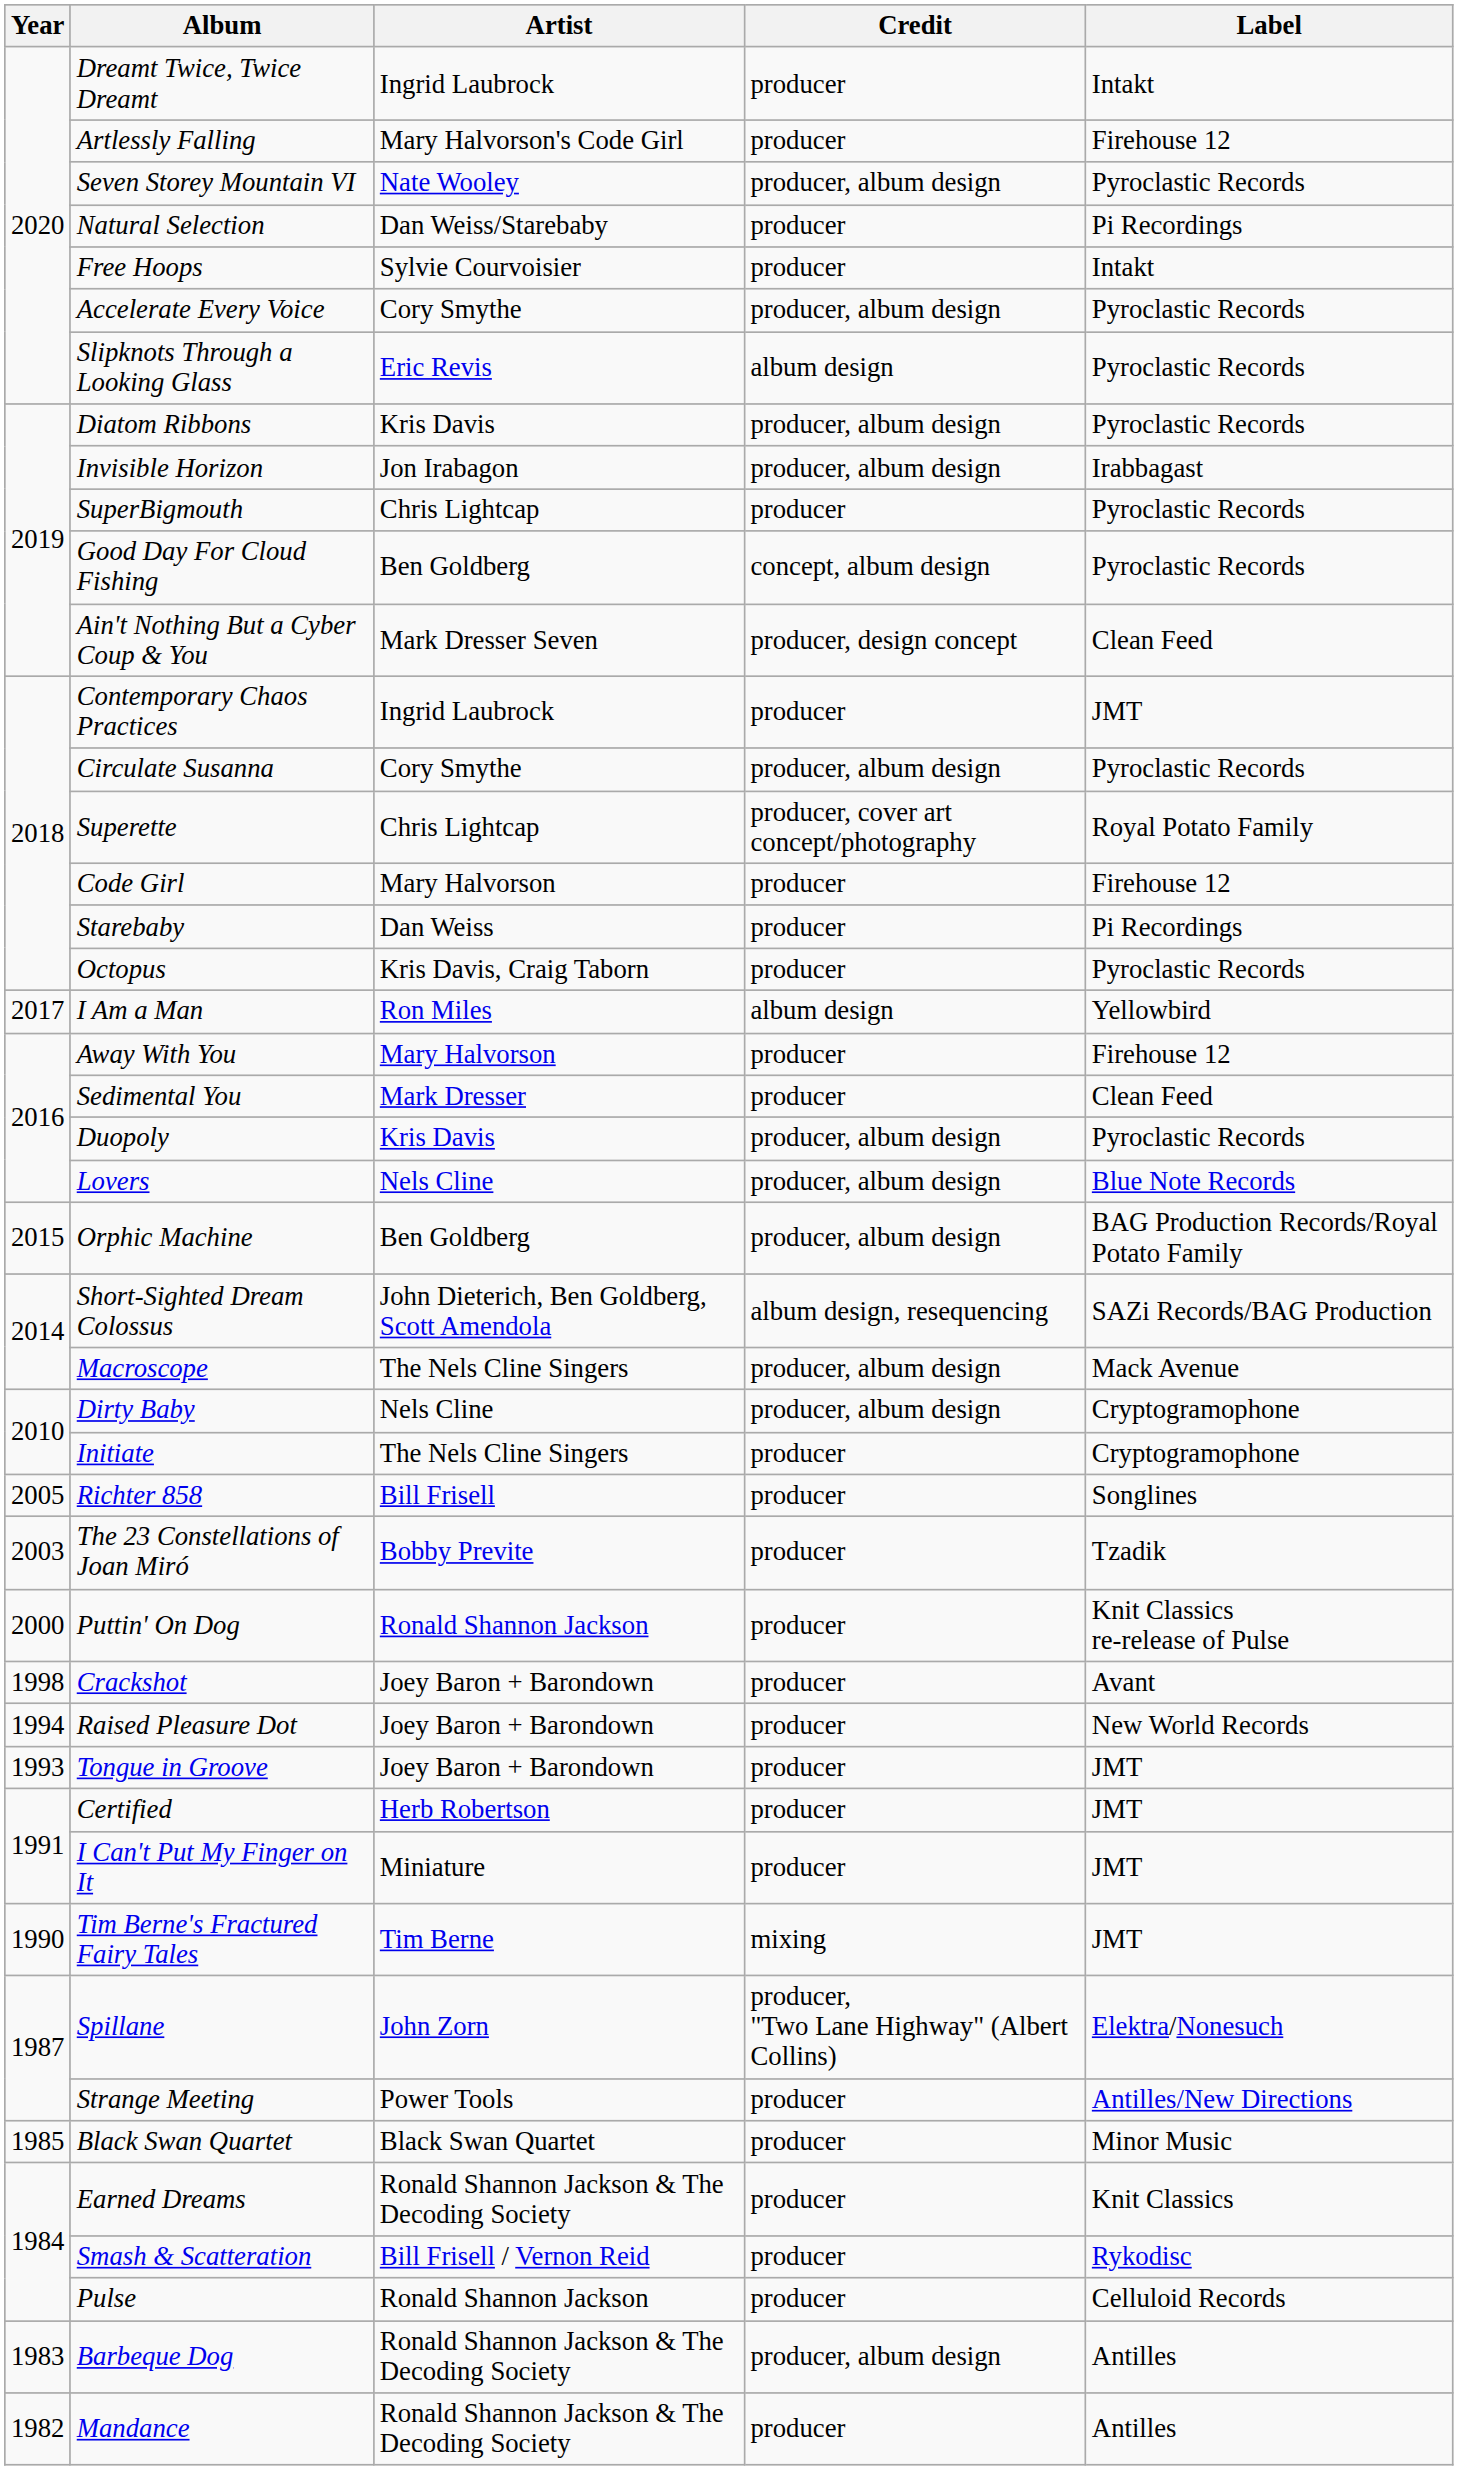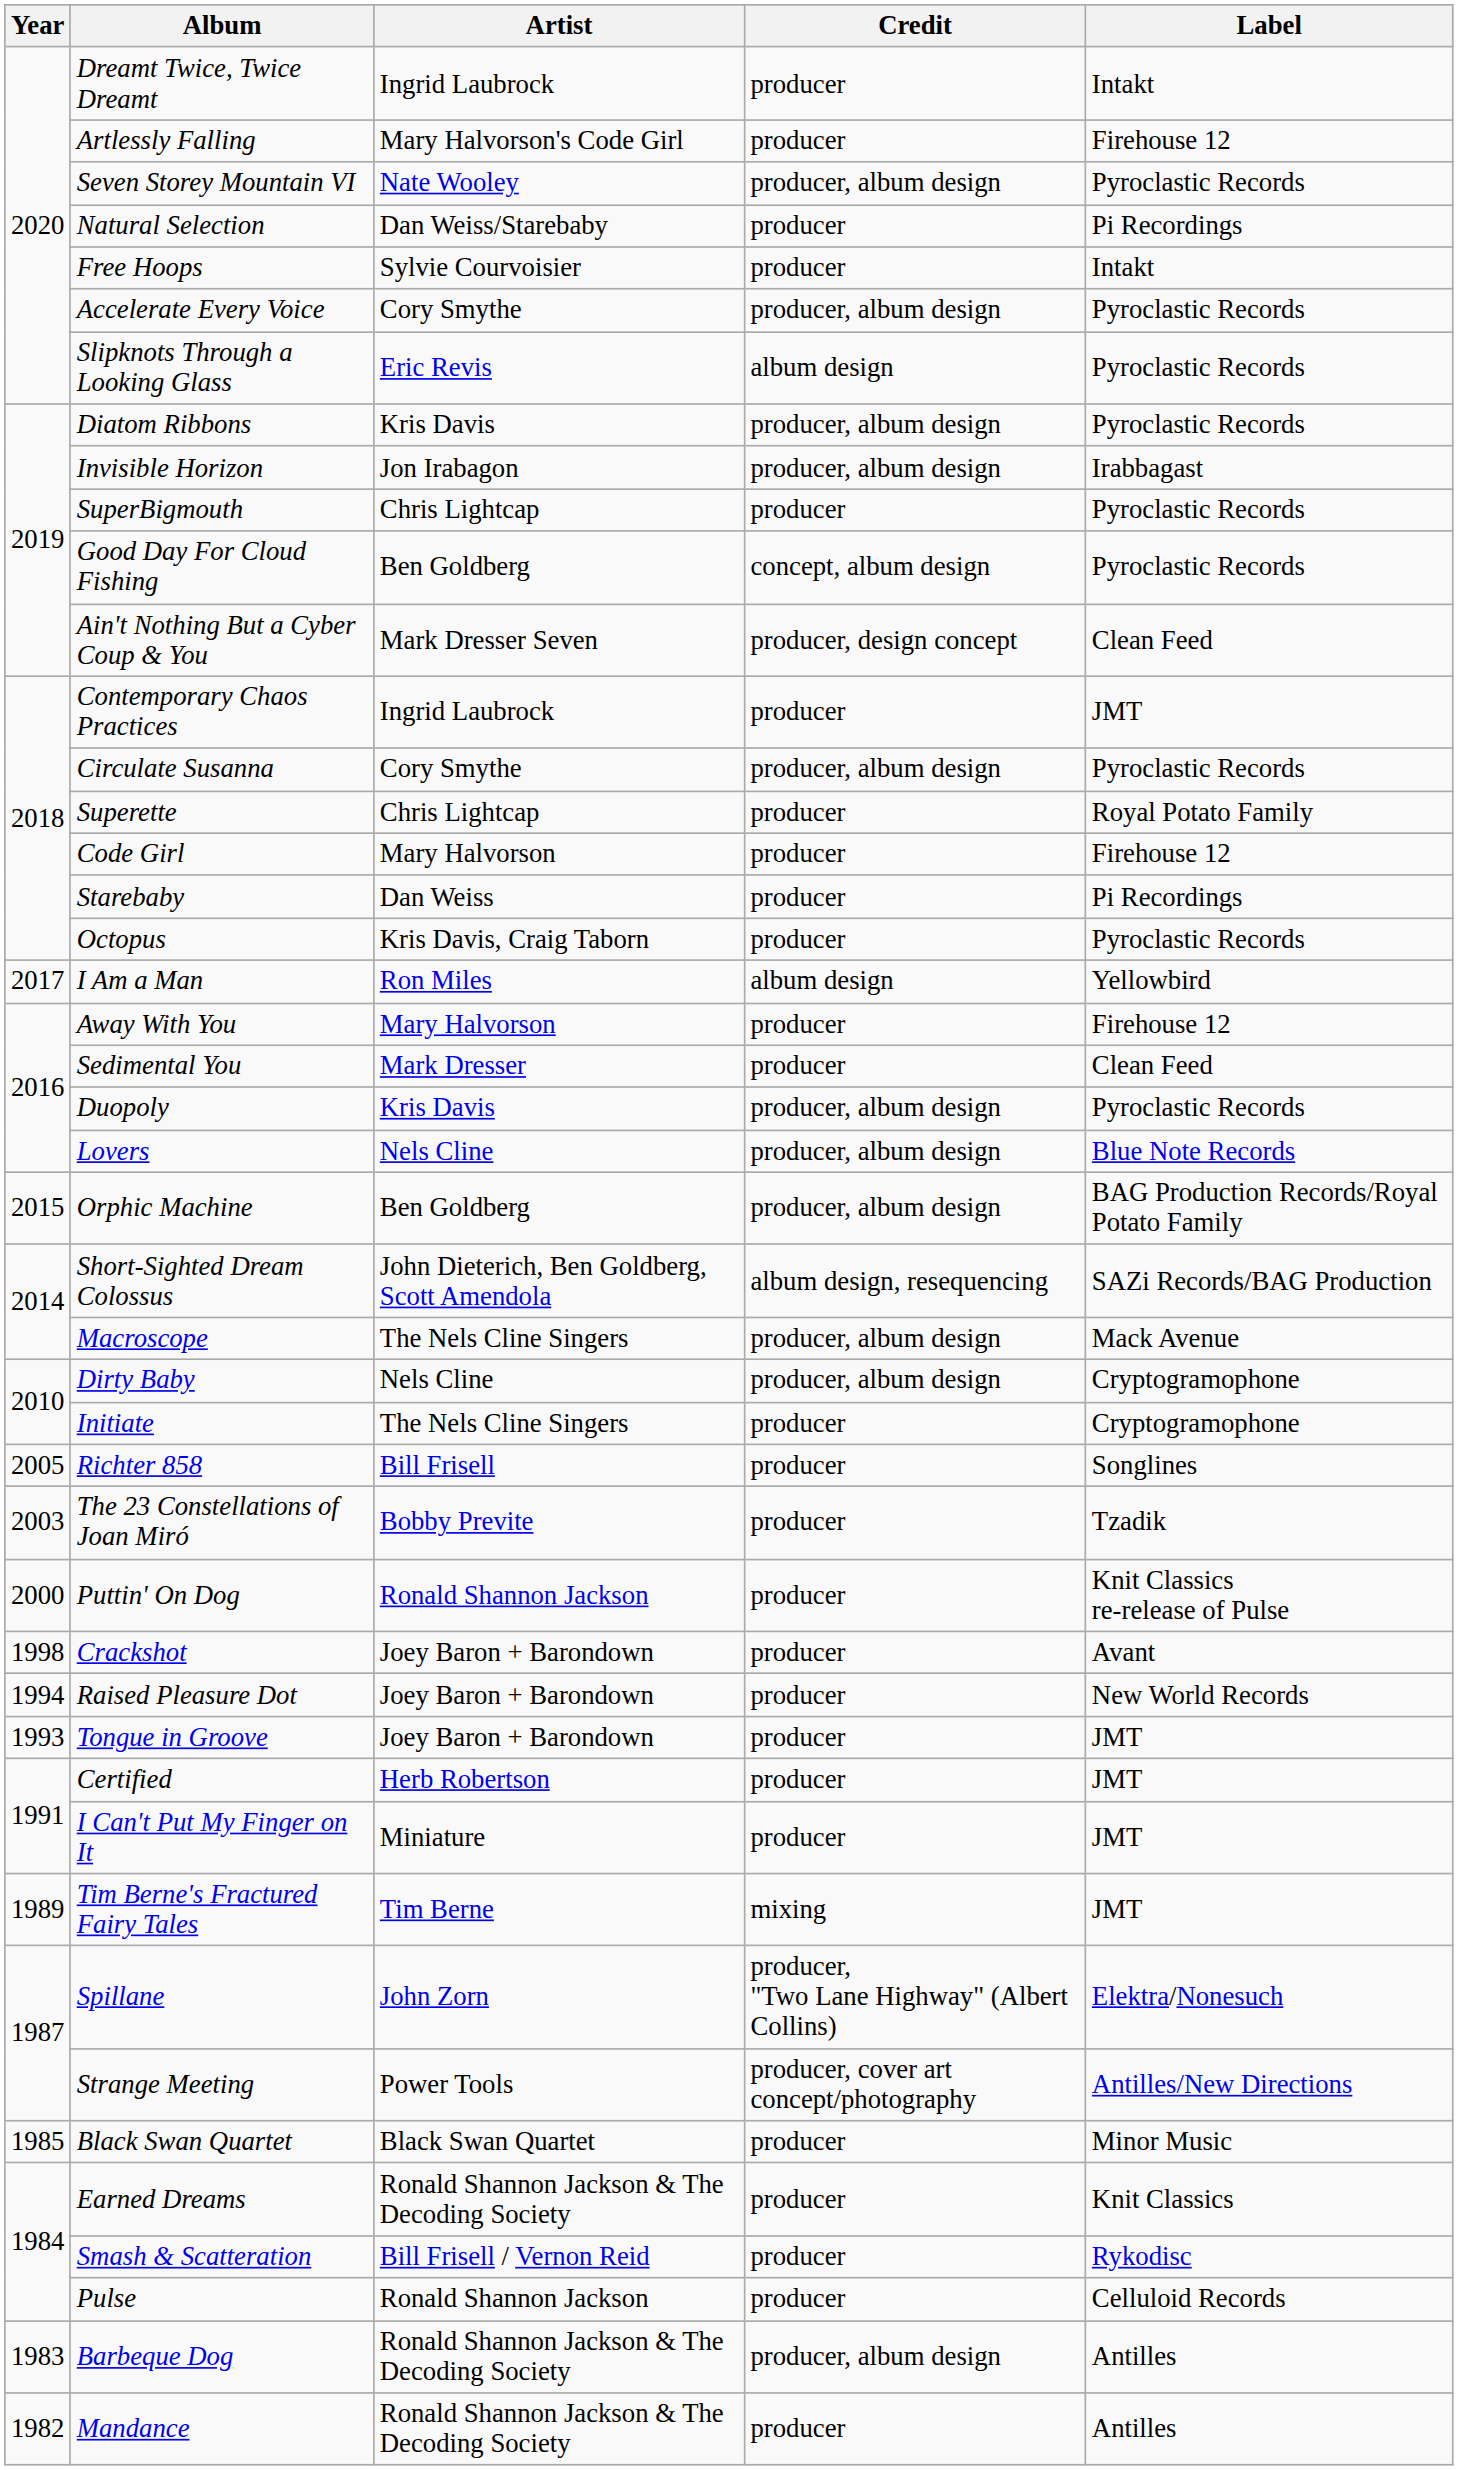(863, 826) producer, cover art concept/photography -> (798, 811) producer
(38, 1939) 1990 -> (38, 1909) 1989
(798, 2099) producer -> (863, 2084) producer, cover art concept/photography
